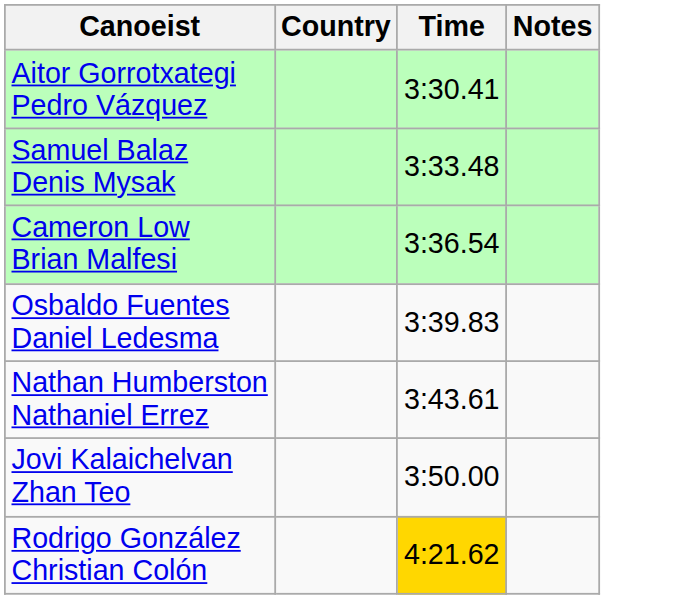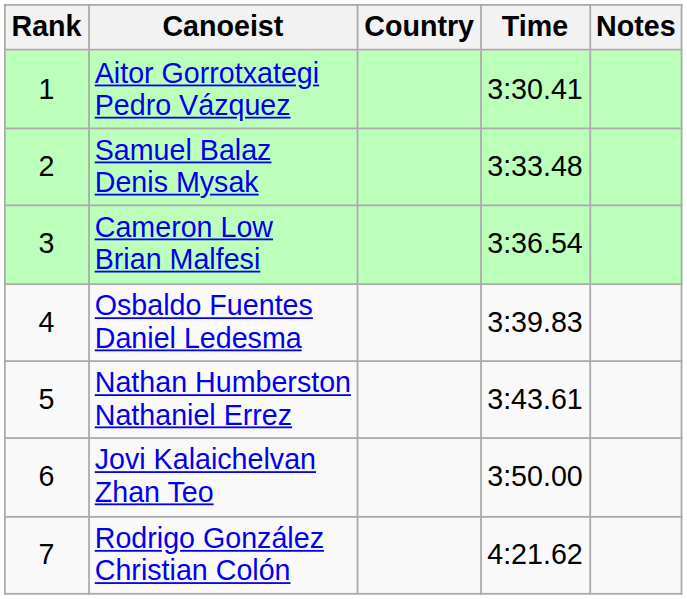+ column: (47, 27)
(452, 554) gold background -> (535, 554) no background
